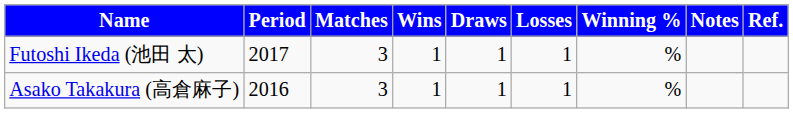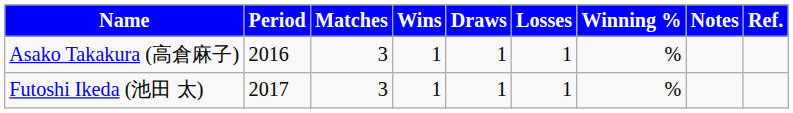rows swapped: (124, 89) <-> (106, 53)
